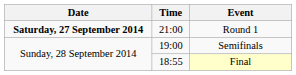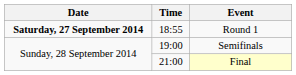(171, 29) 21:00 -> (171, 29) 18:55
(171, 62) 18:55 -> (171, 62) 21:00
